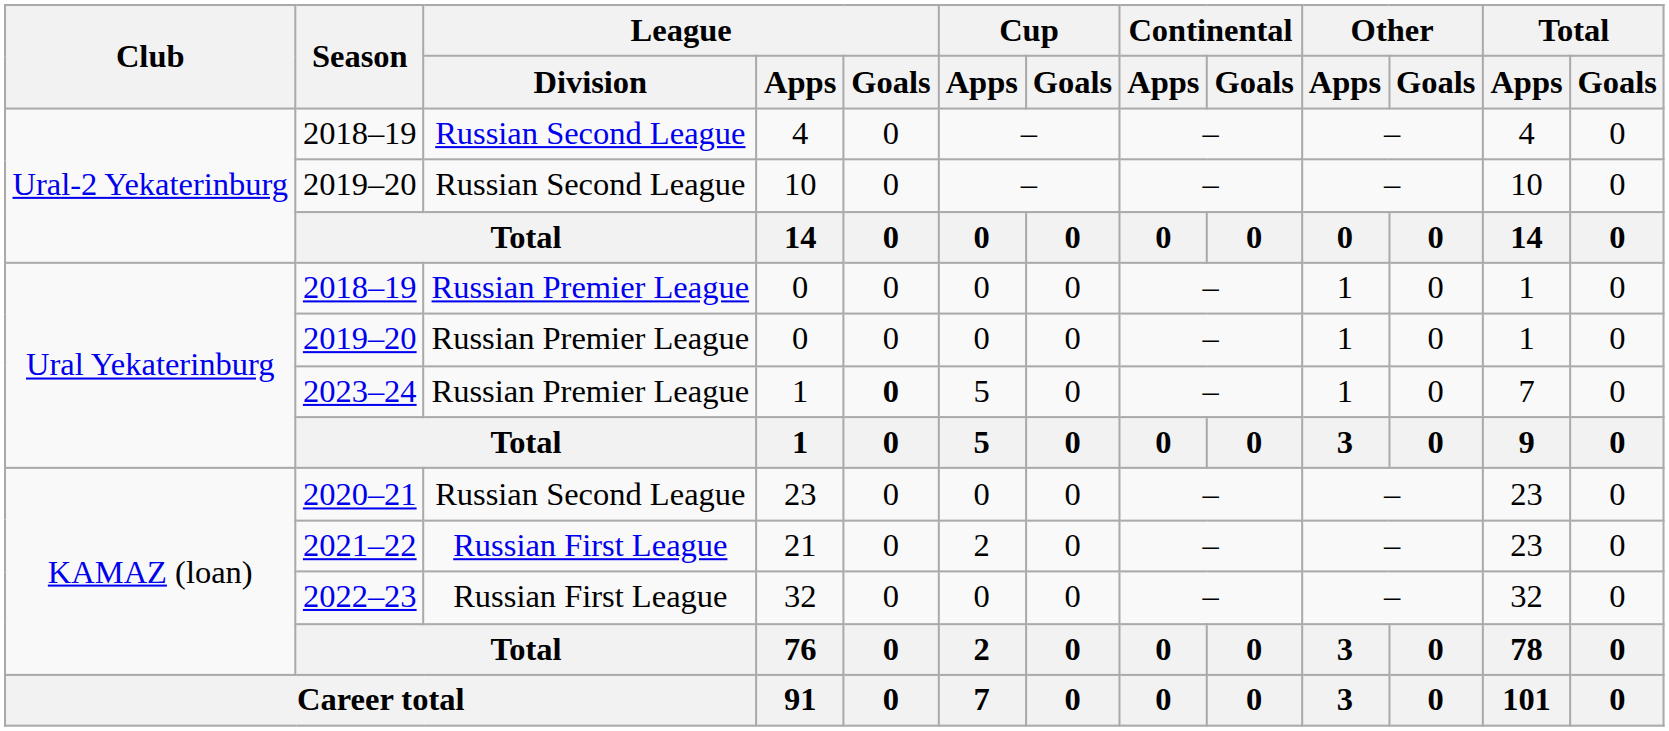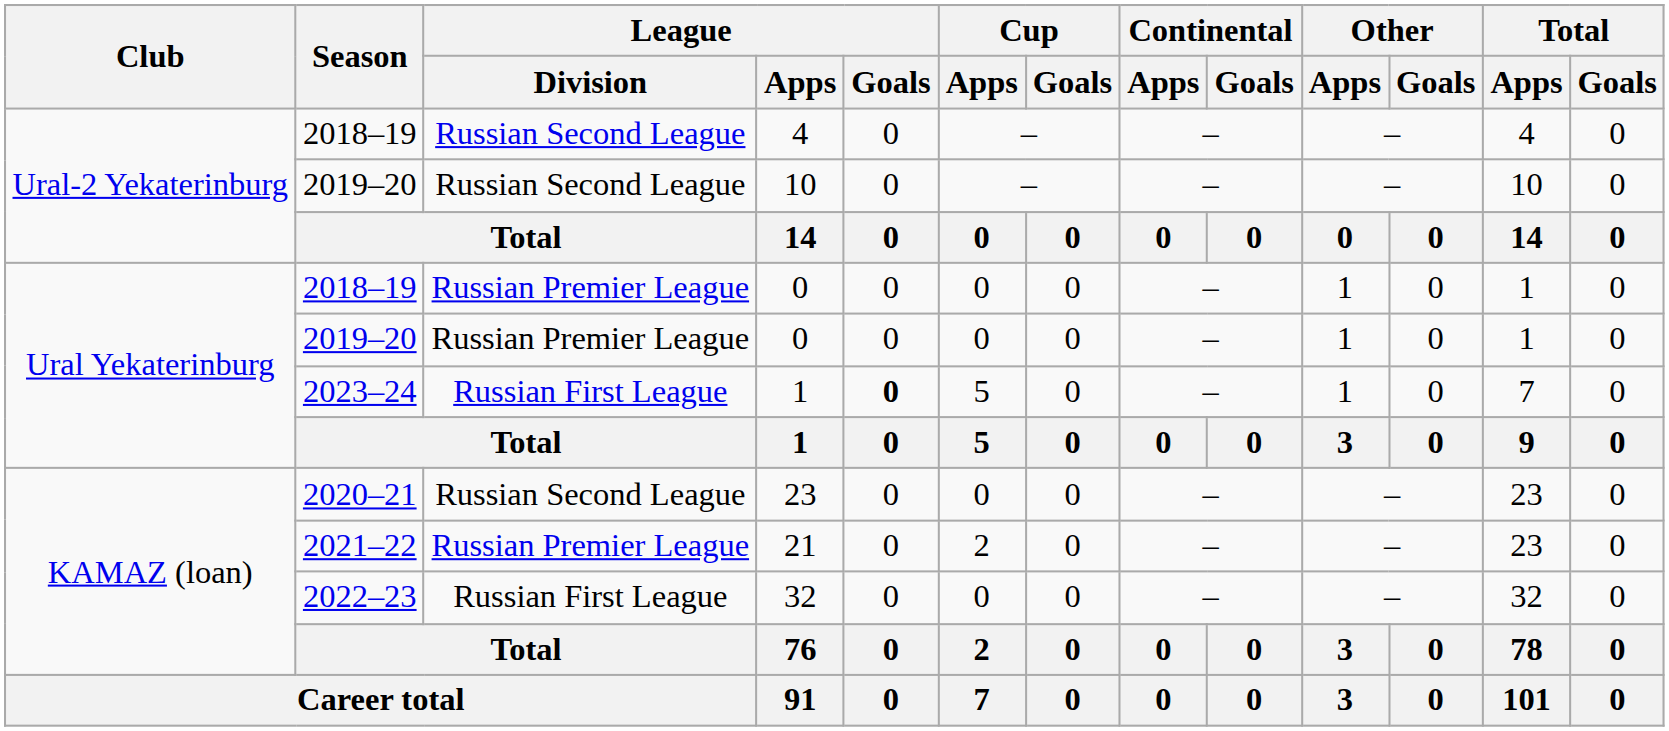(590, 390) Russian Premier League -> (590, 390) Russian First League
(590, 545) Russian First League -> (590, 545) Russian Premier League
